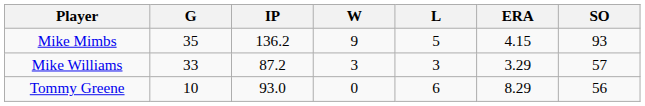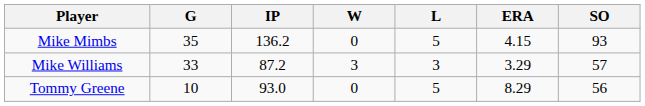(354, 40) 9 -> (354, 40) 0
(436, 88) 6 -> (436, 88) 5
